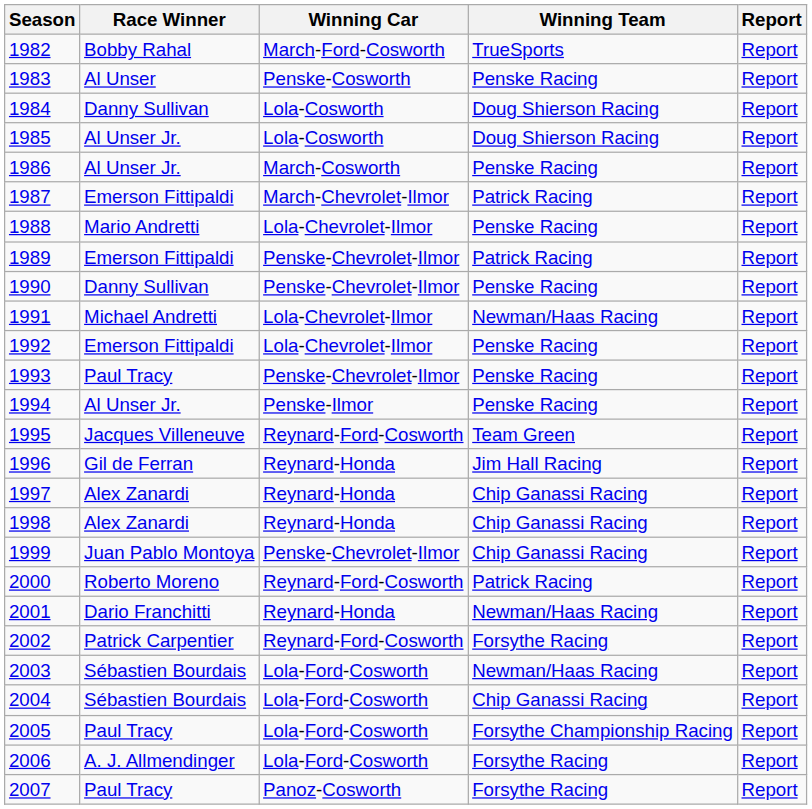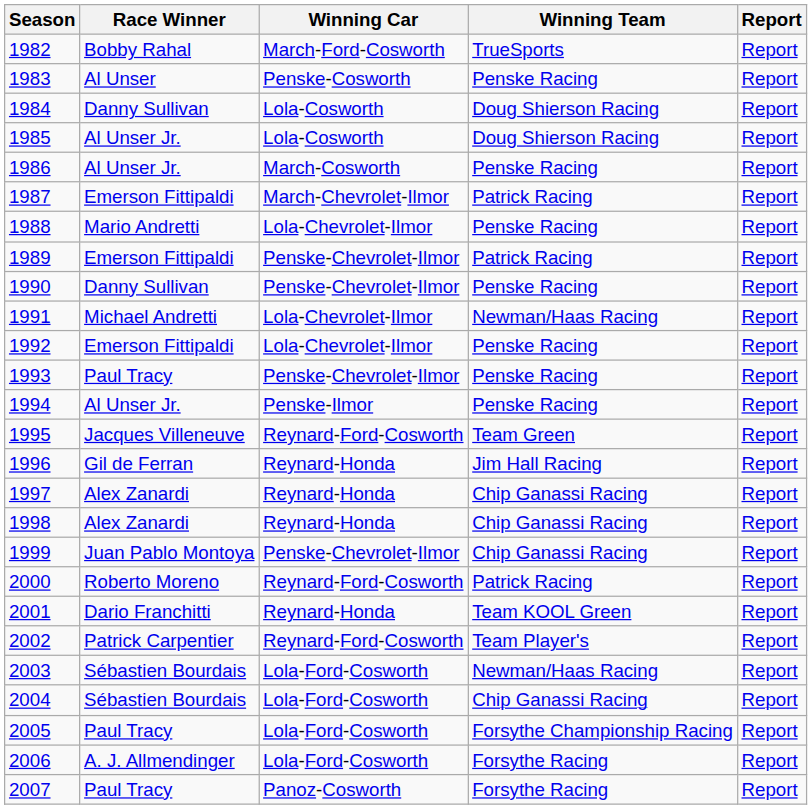(565, 612) Newman/Haas Racing -> (552, 612) Team KOOL Green
(540, 641) Forsythe Racing -> (531, 641) Team Player's
